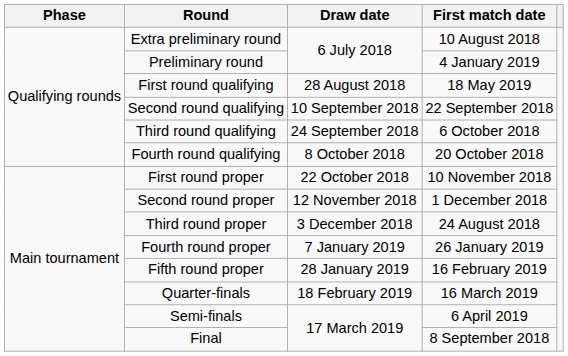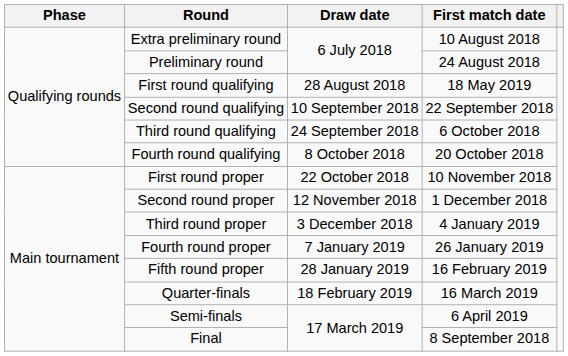(489, 62) 4 January 2019 -> (489, 62) 24 August 2018
(489, 223) 24 August 2018 -> (489, 223) 4 January 2019
